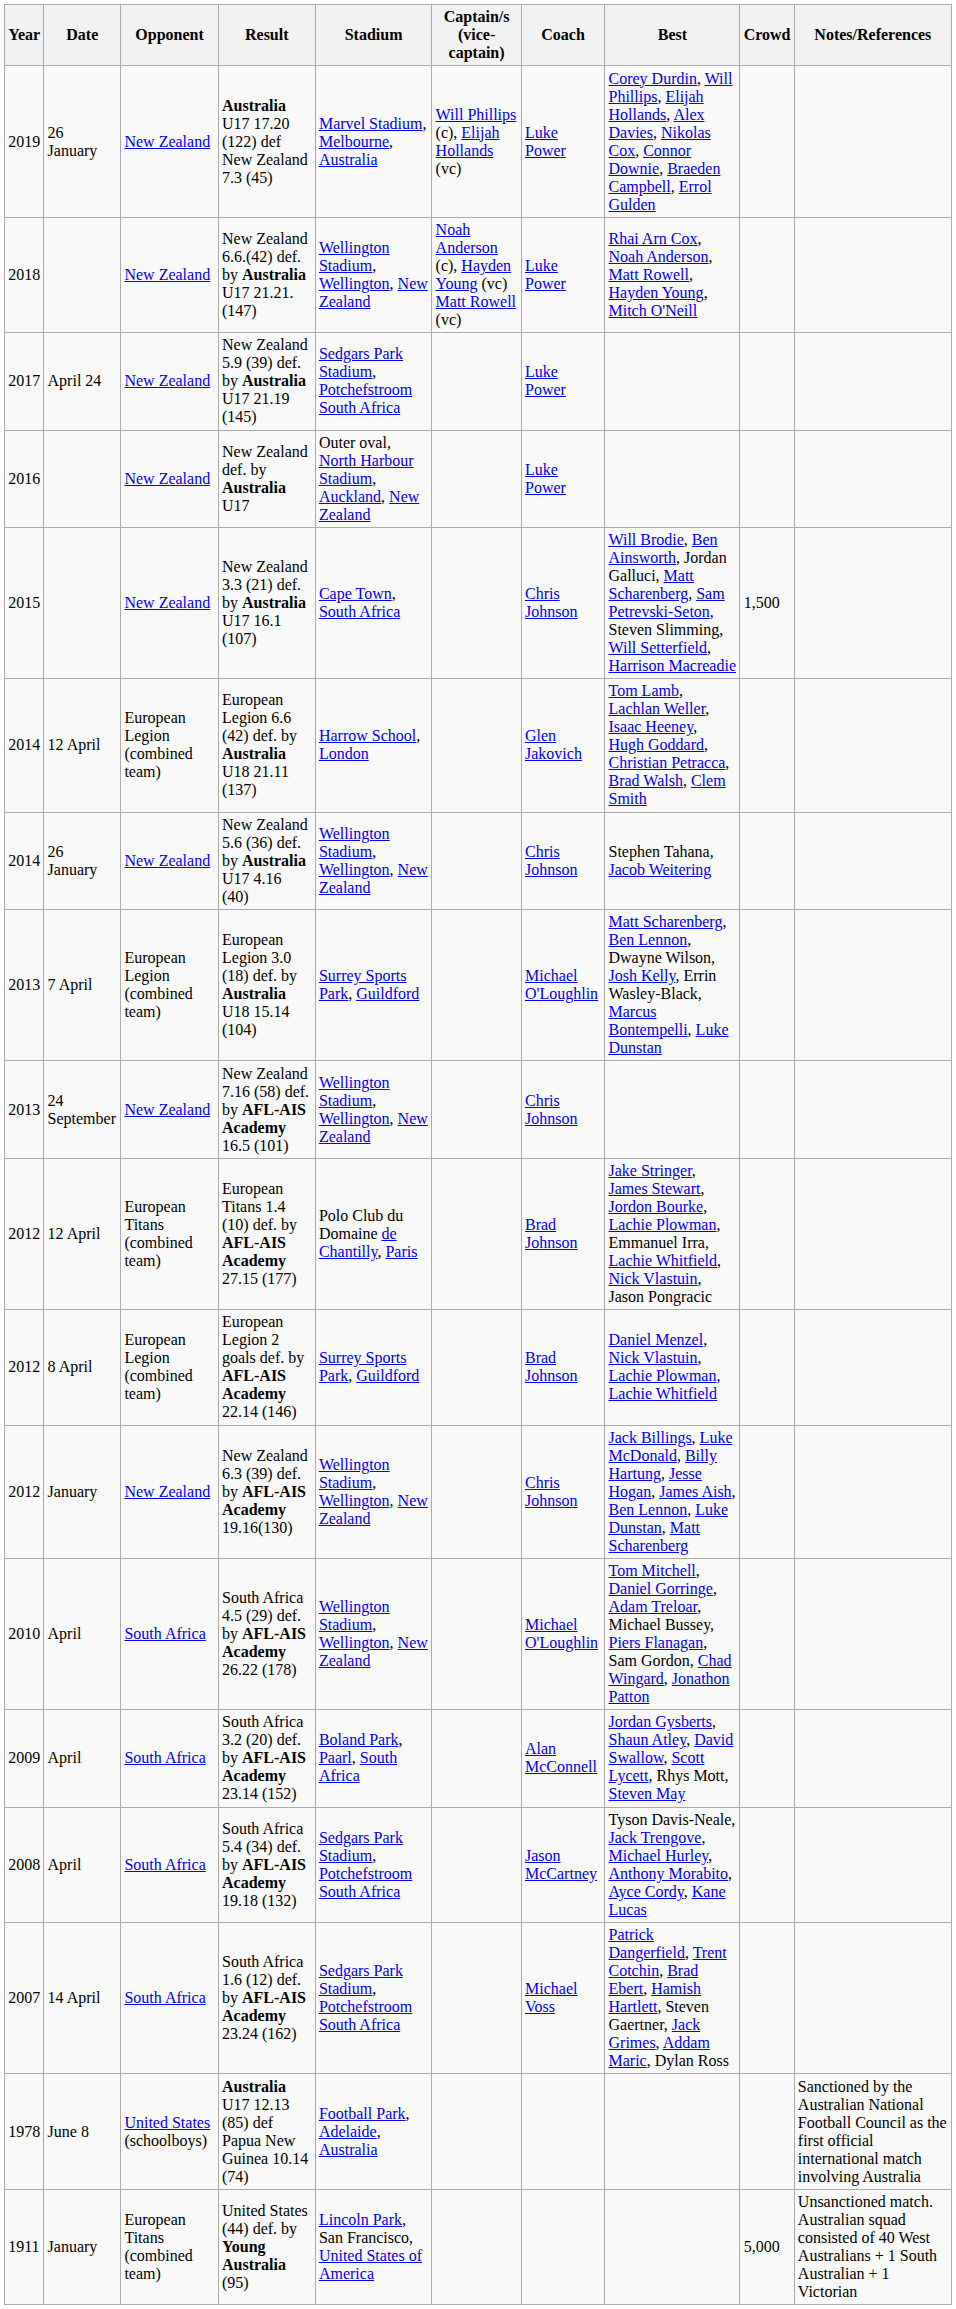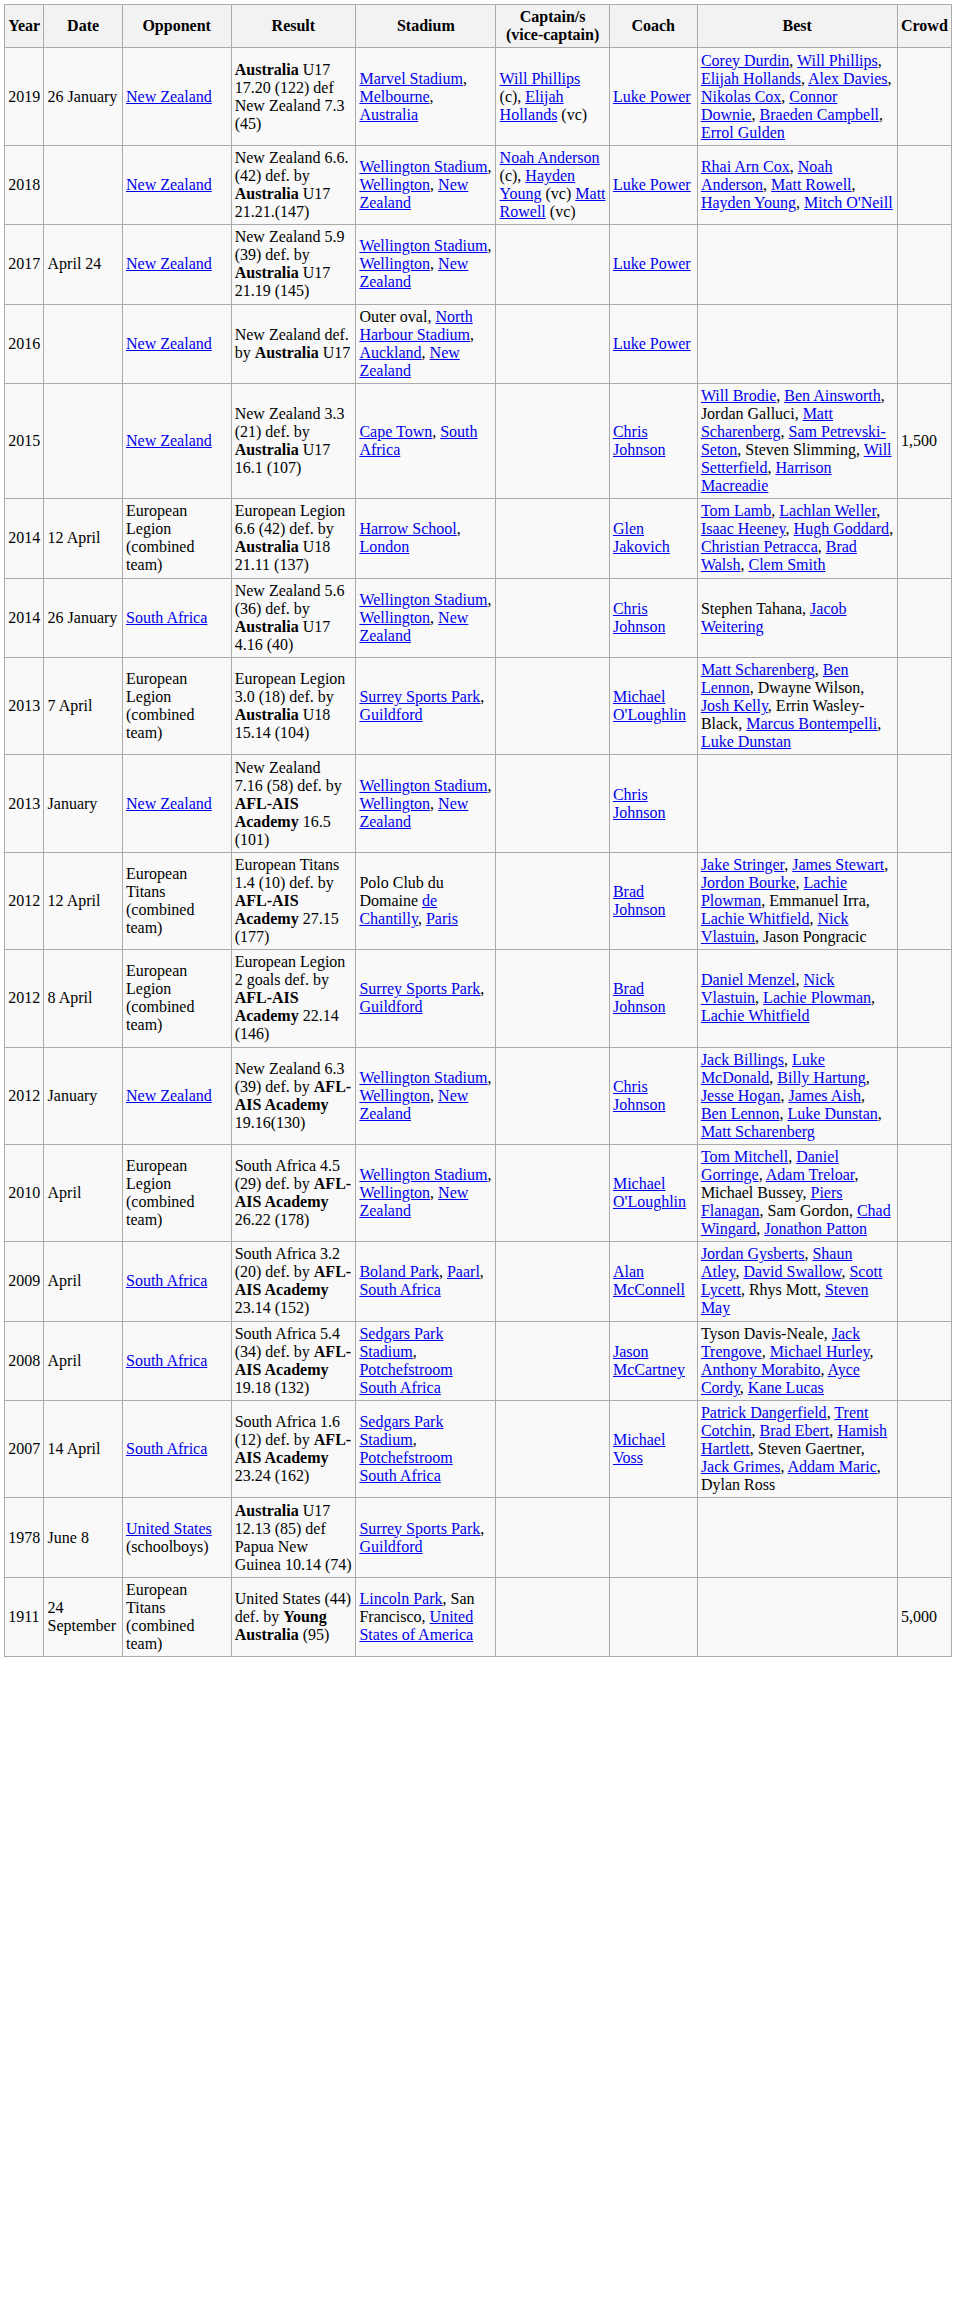- column: (873, 35)
(366, 381) Sedgars Park Stadium, Potchefstroom South Africa -> (425, 264) Wellington Stadium, Wellington, New Zealand
(167, 860) New Zealand -> (167, 617) South Africa
(82, 1109) 24 September -> (72, 803) January
(165, 1634) South Africa -> (160, 1193) European Legion (combined team)
(364, 2131) Football Park, Adelaide, Australia -> (422, 1537) Surrey Sports Park, Guildford
(72, 2246) January -> (82, 1616) 24 September
